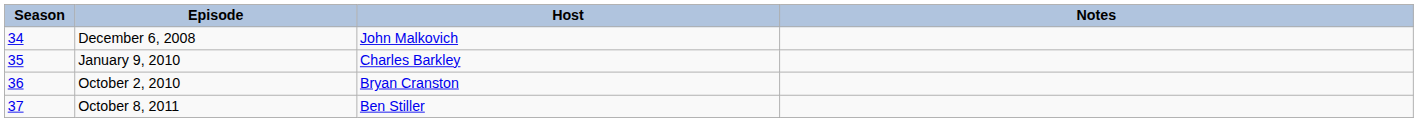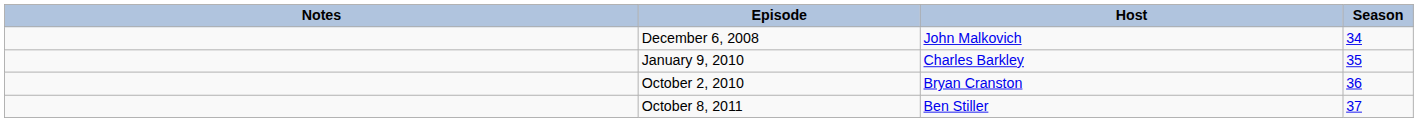columns swapped: (40, 15) <-> (1096, 15)
